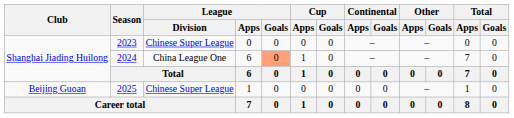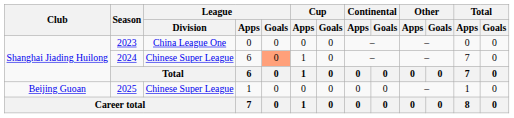(190, 43) Chinese Super League -> (190, 43) China League One
(190, 58) China League One -> (190, 58) Chinese Super League
